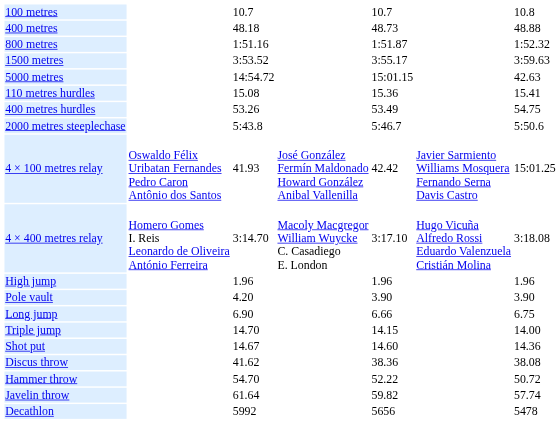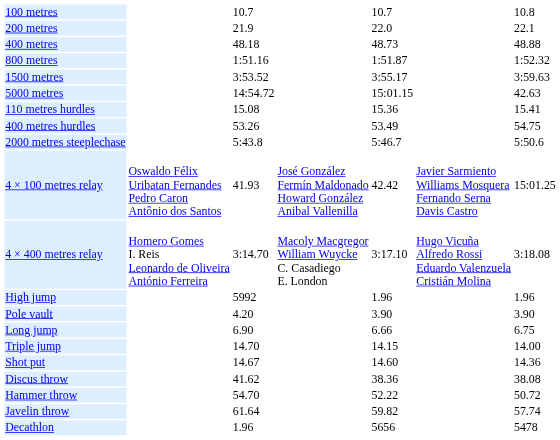+ row: (31, 28)
(243, 281) 1.96 -> (245, 297) 5992
(245, 411) 5992 -> (243, 427) 1.96
